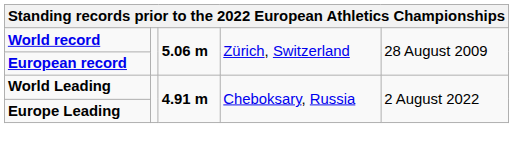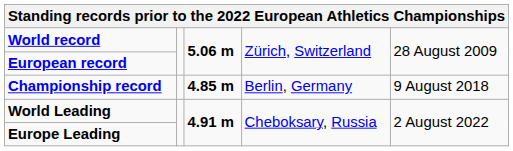+ row: (85, 87)
